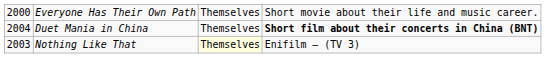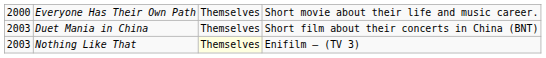(19, 29) 2004 -> (19, 29) 2003
(402, 29) bold -> (402, 29) normal
